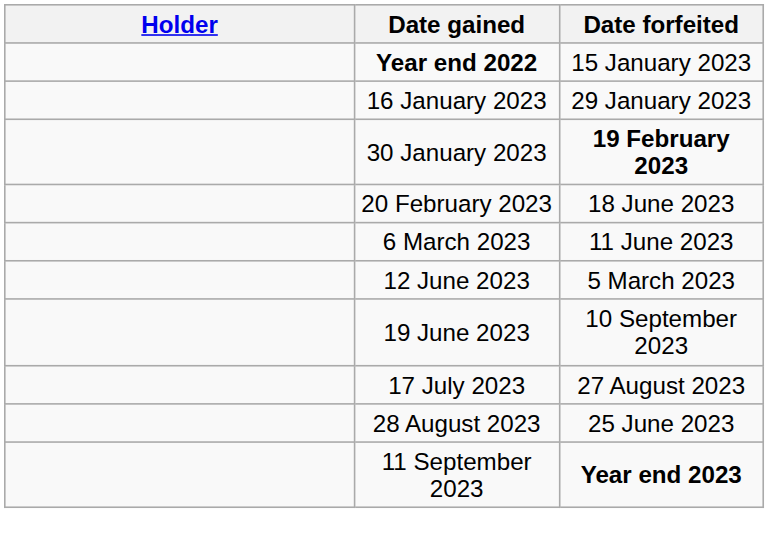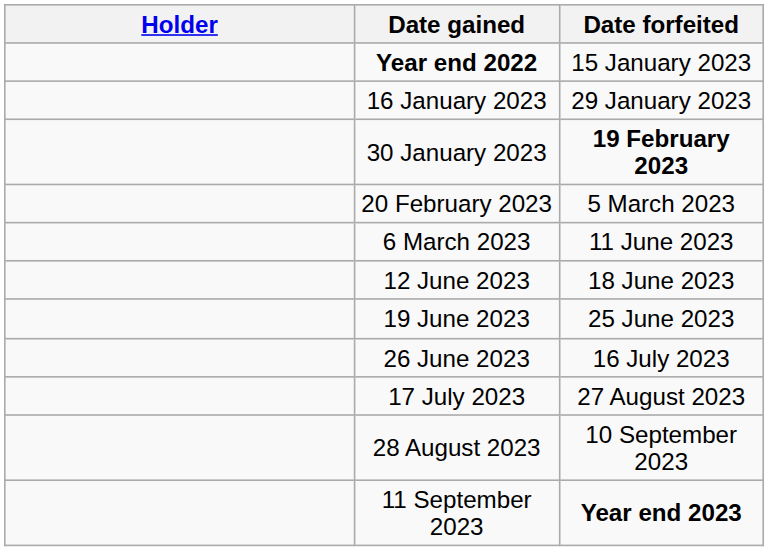(661, 204) 18 June 2023 -> (661, 204) 5 March 2023
(661, 281) 5 March 2023 -> (661, 281) 18 June 2023
(661, 332) 10 September 2023 -> (661, 319) 25 June 2023
+ row: (457, 357)
(661, 423) 25 June 2023 -> (661, 447) 10 September 2023
